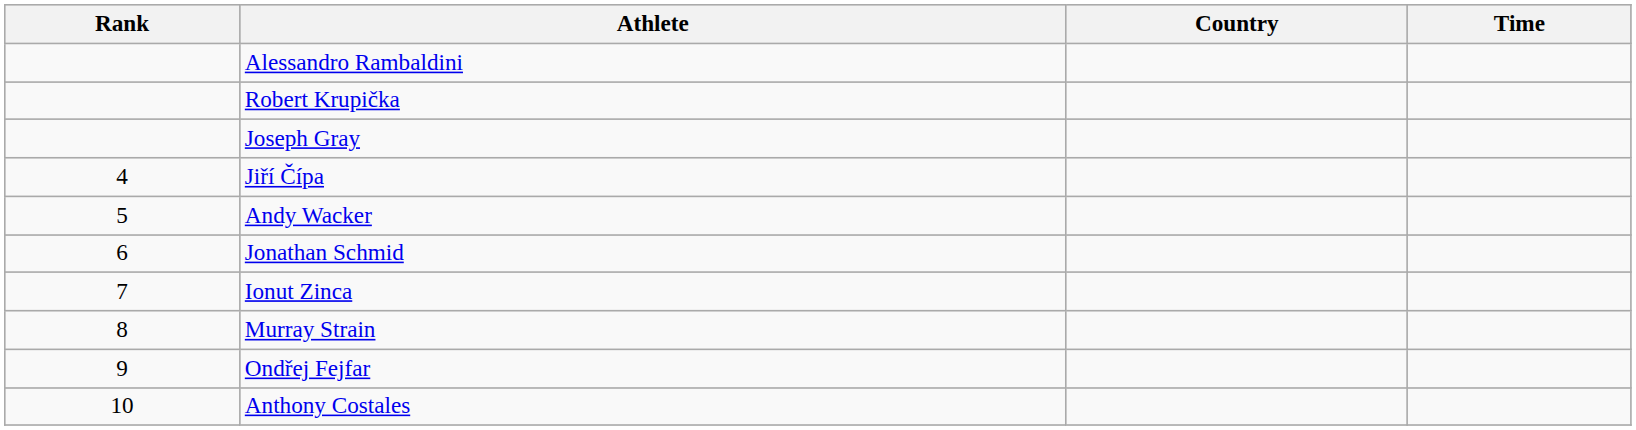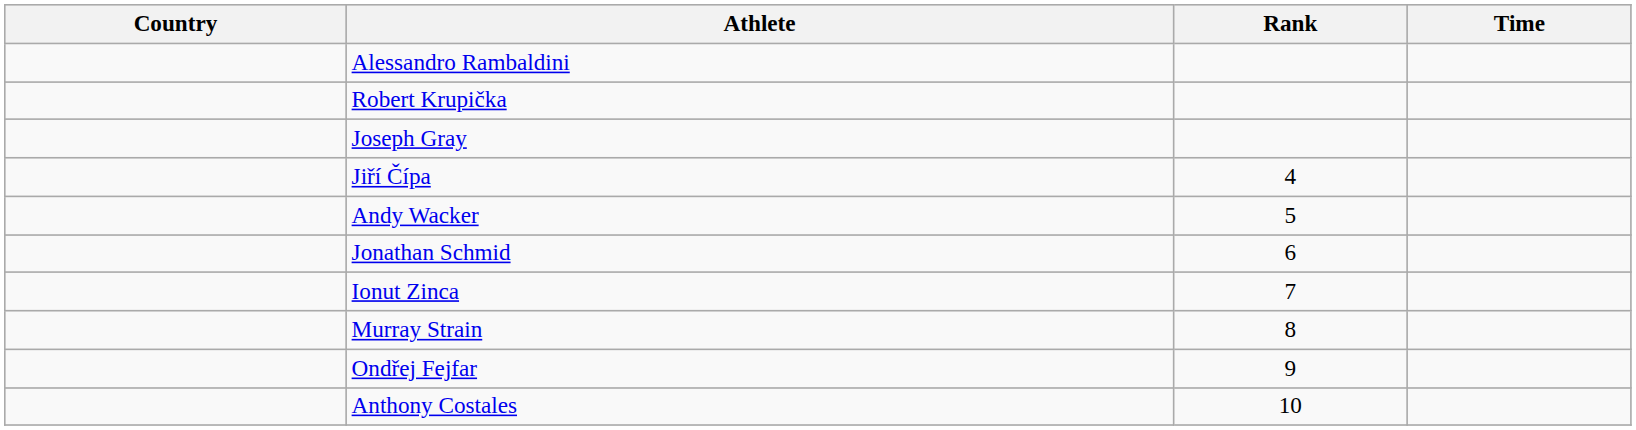columns swapped: (122, 24) <-> (1237, 24)
